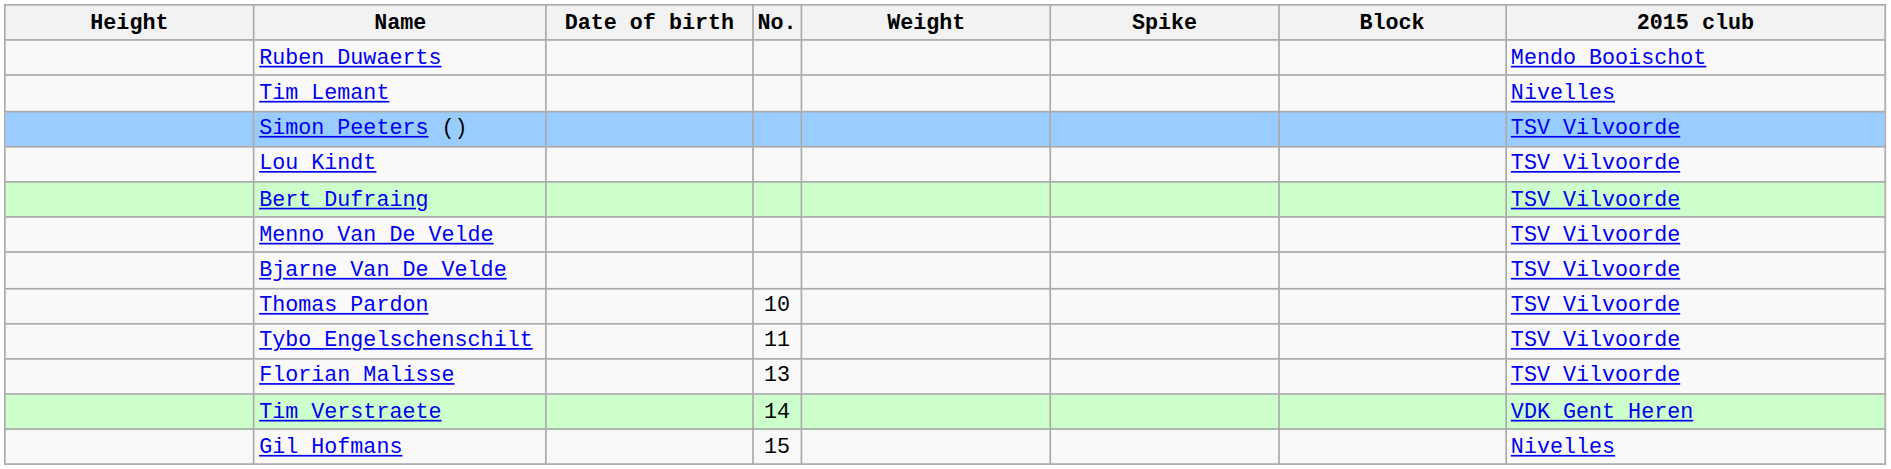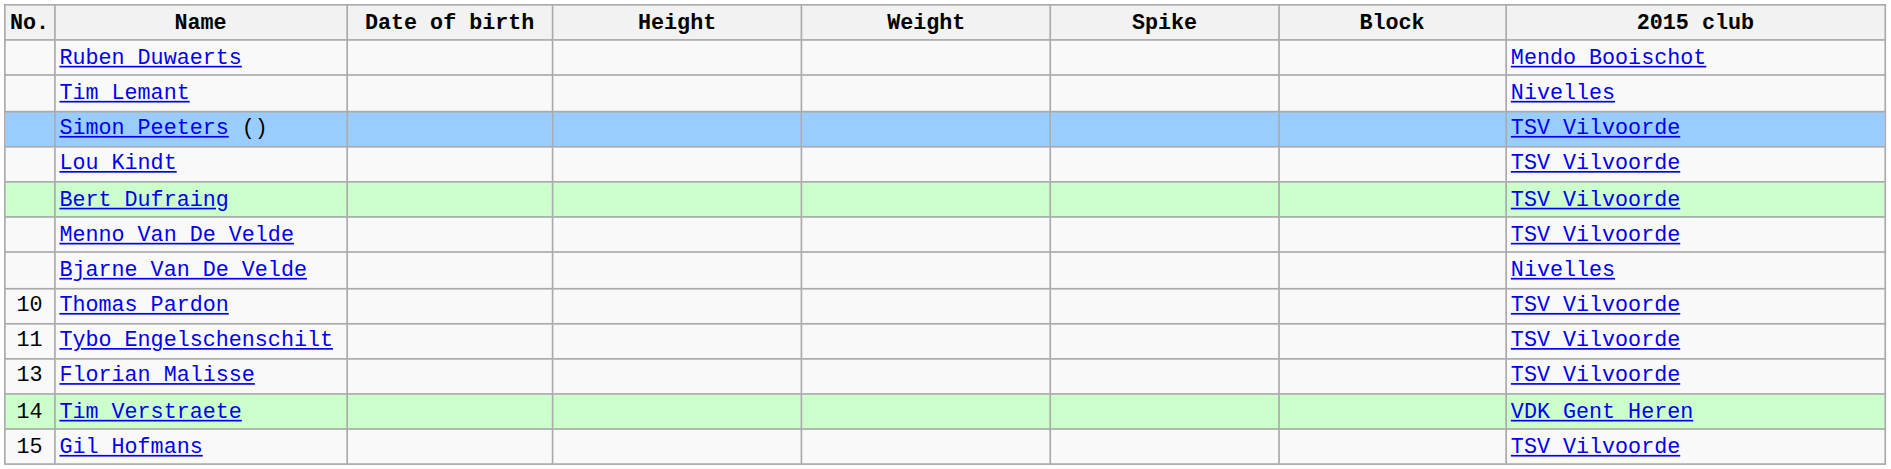columns swapped: (777, 23) <-> (129, 23)
(1596, 270) TSV Vilvoorde -> (1563, 270) Nivelles
(1563, 447) Nivelles -> (1596, 447) TSV Vilvoorde
